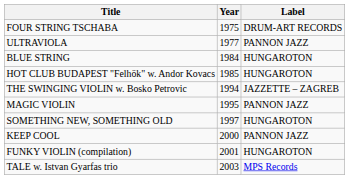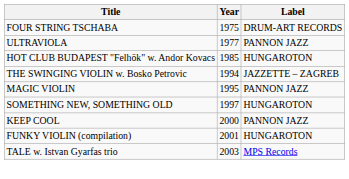- row: (38, 58)
